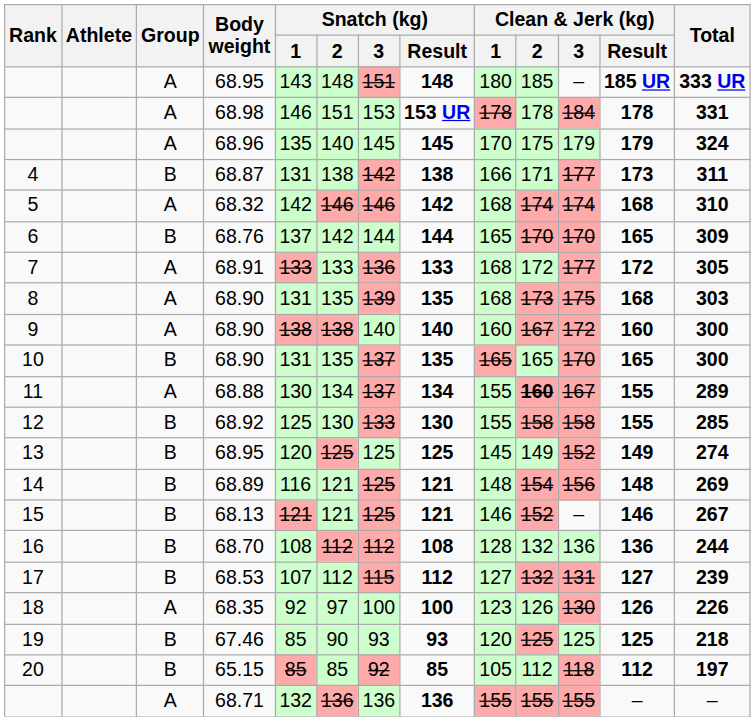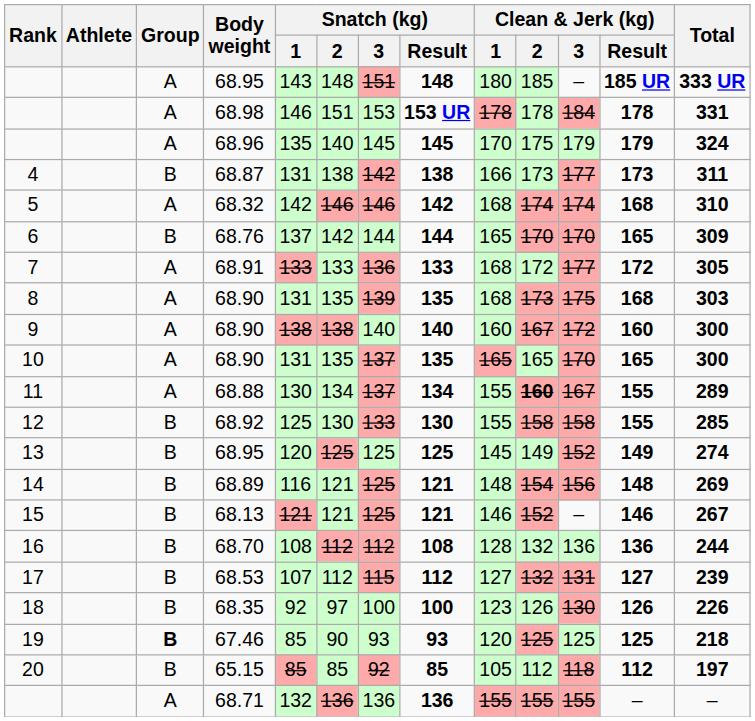(537, 174) 171 -> (537, 174) 173
(170, 360) B -> (170, 360) A
(170, 608) A -> (170, 608) B
(170, 639) normal -> (170, 639) bold
